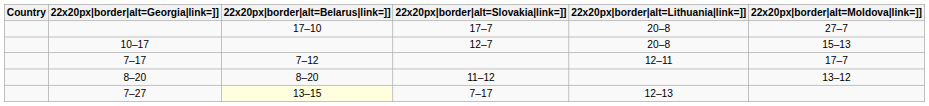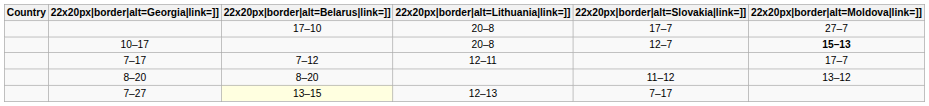columns swapped: (481, 13) <-> (659, 13)
(836, 45) normal -> (836, 45) bold
